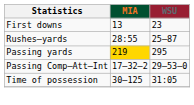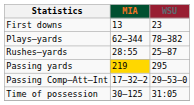+ row: (34, 39)
